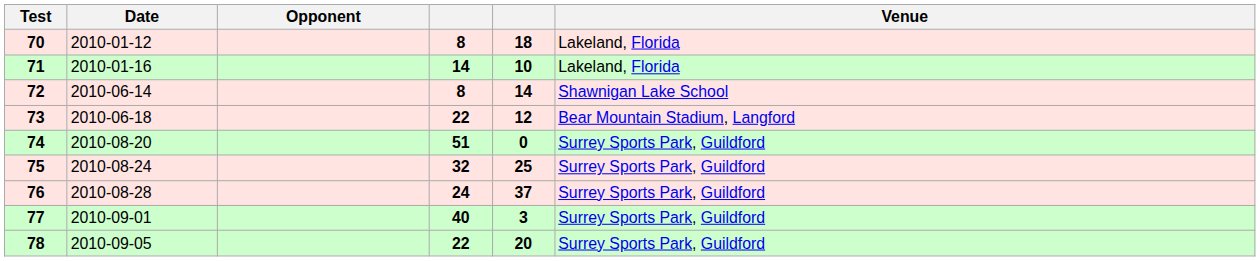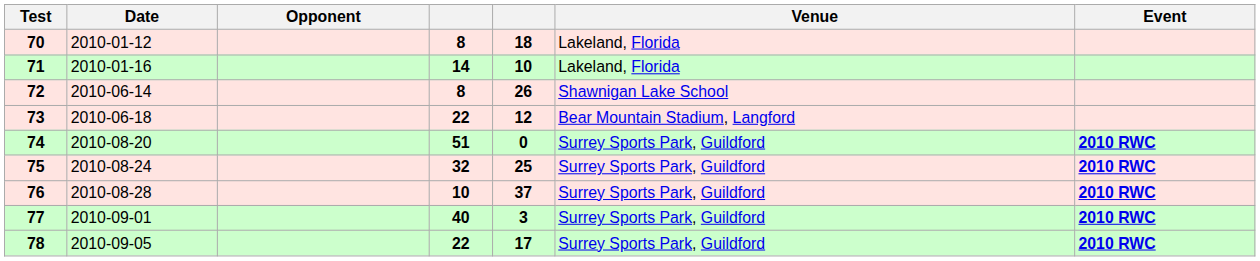+ column: (1165, 17)
(523, 92) 14 -> (523, 92) 26
(461, 192) 24 -> (461, 192) 10
(523, 243) 20 -> (523, 243) 17
